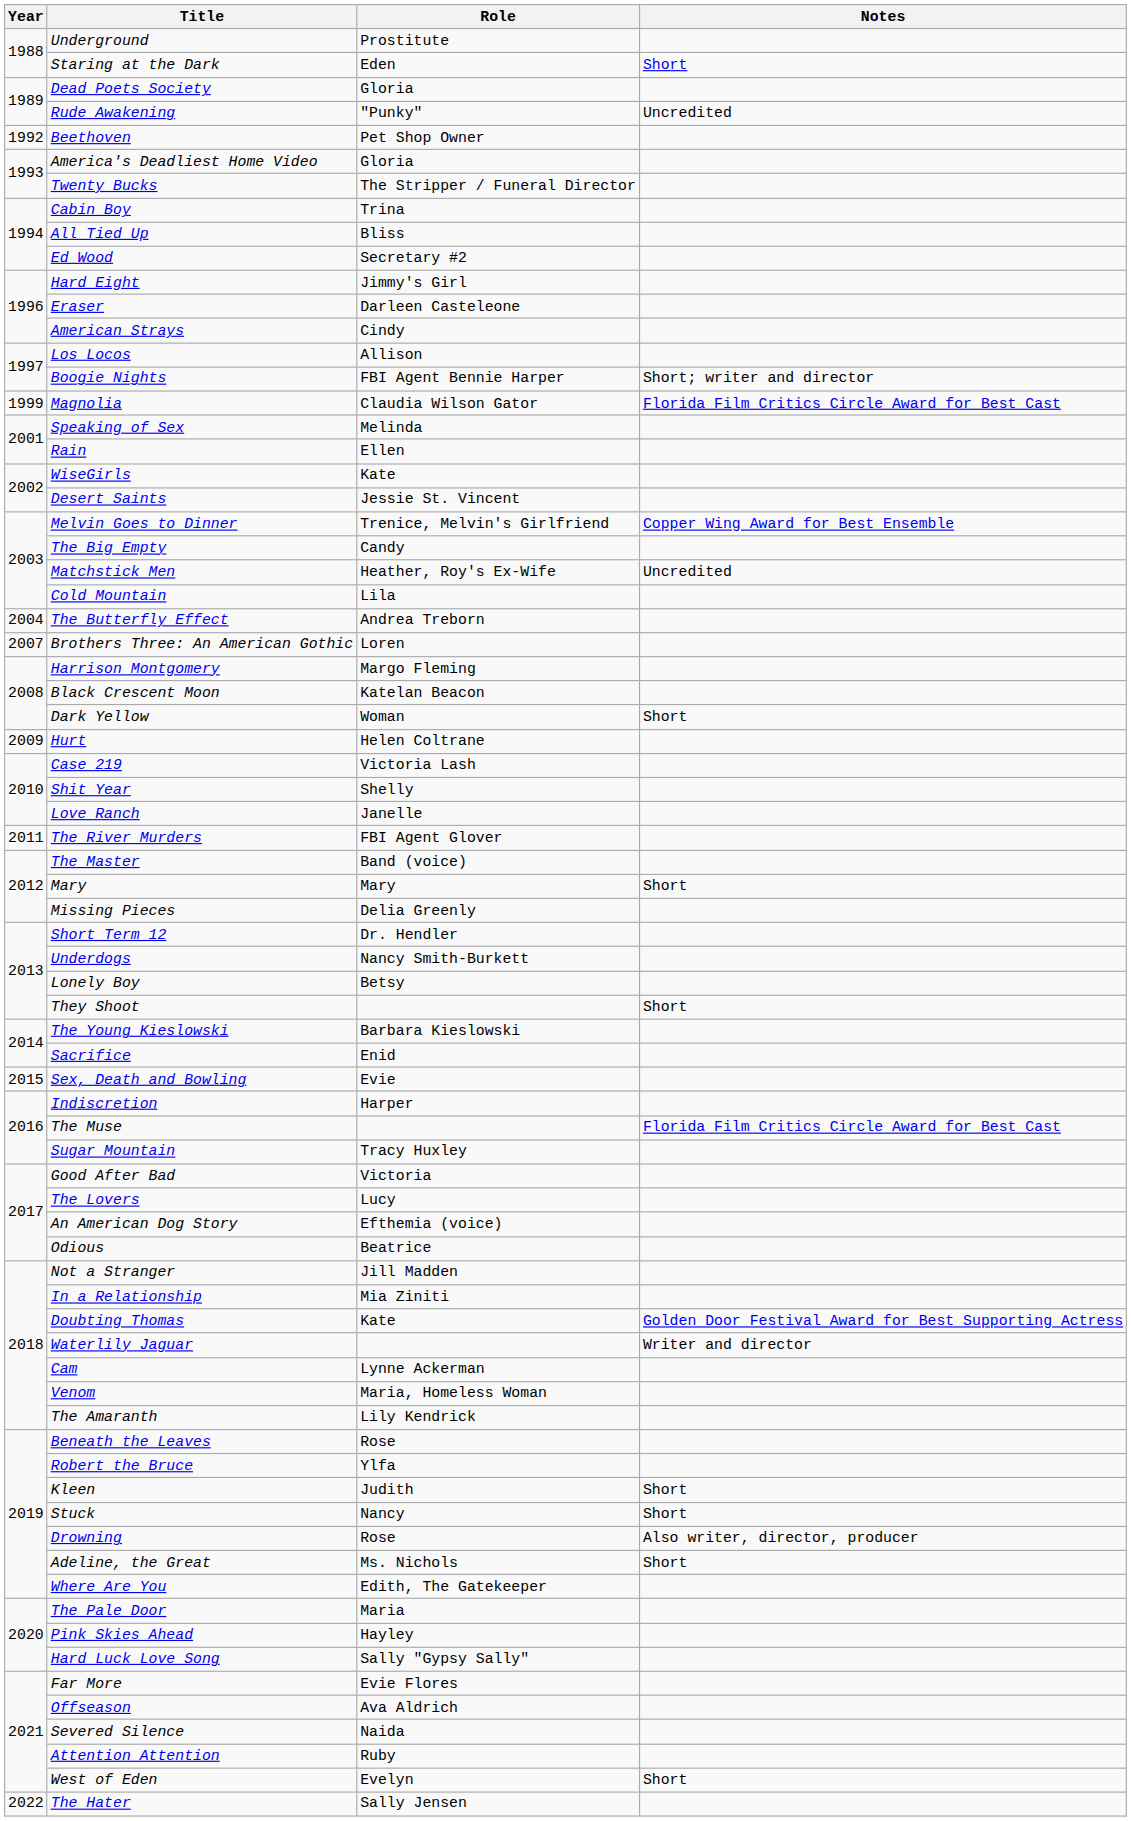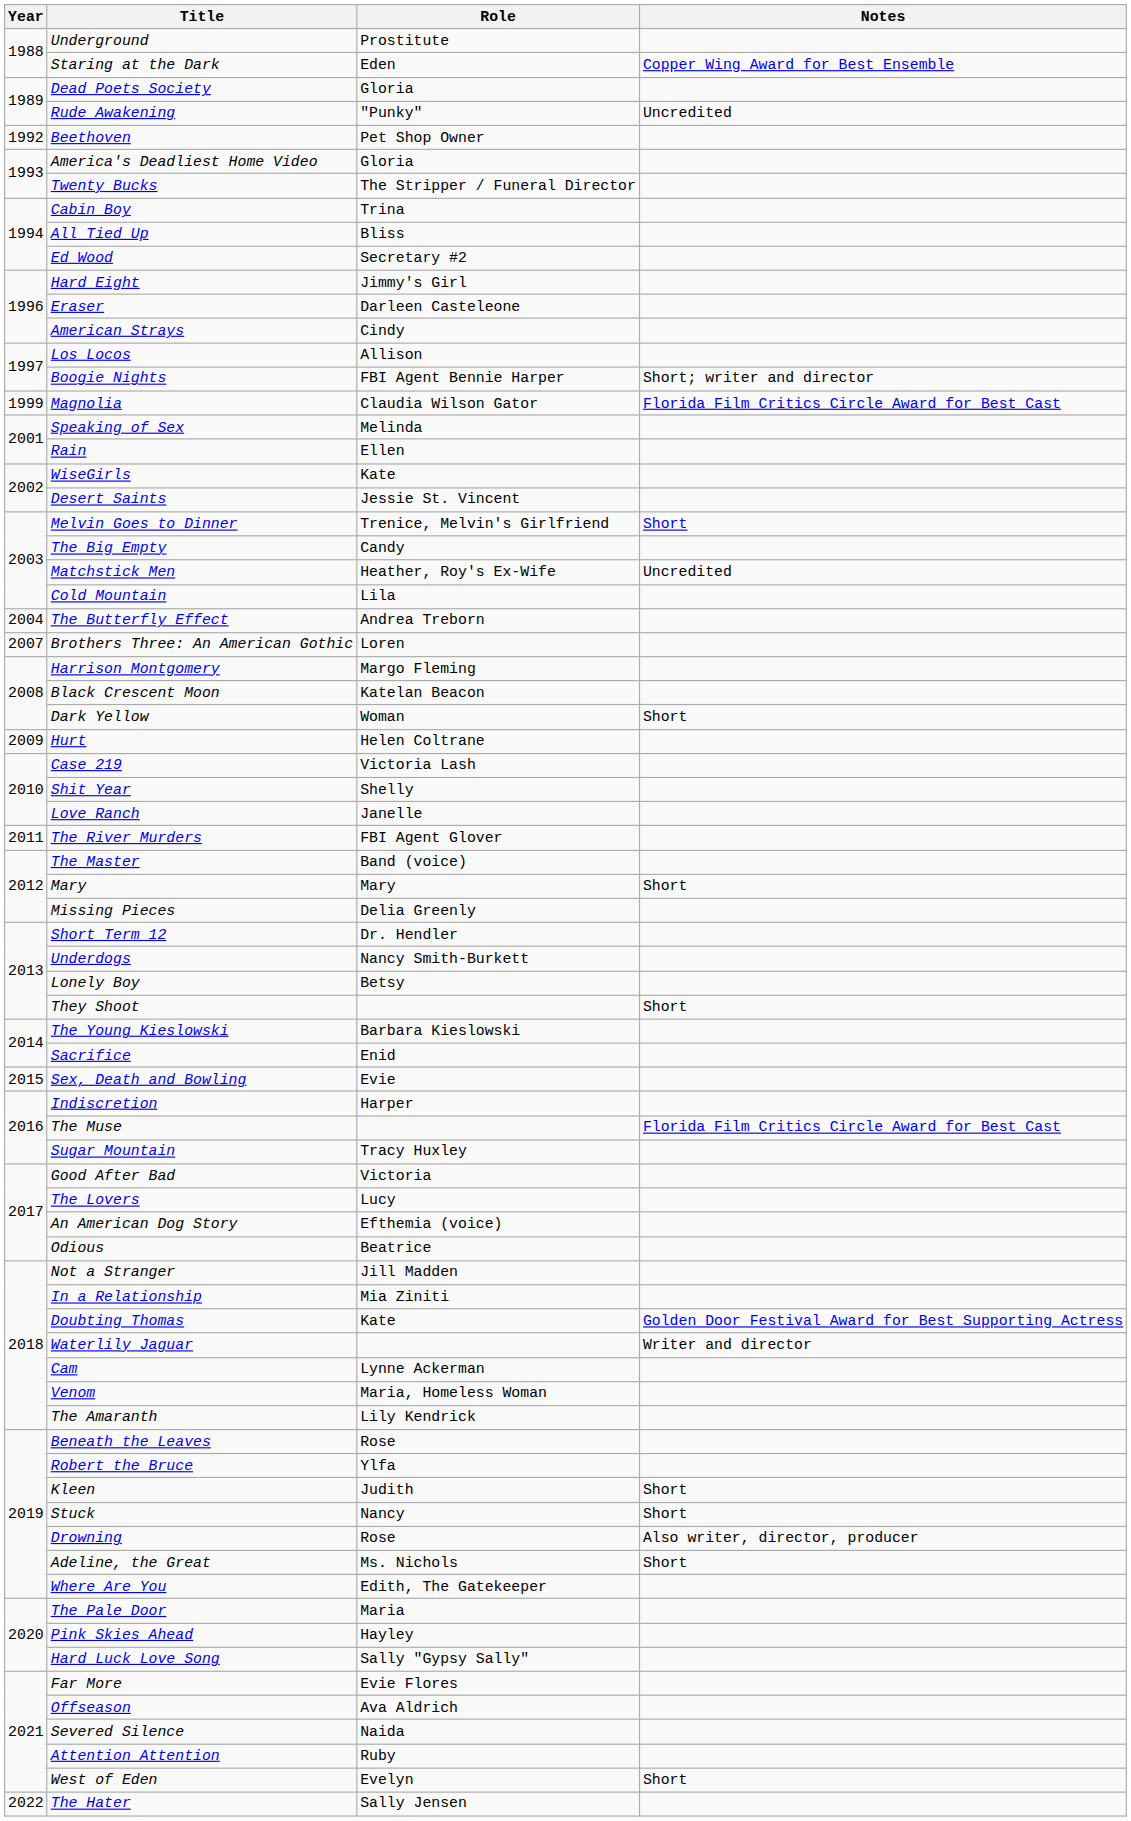(665, 65) Short -> (799, 65) Copper Wing Award for Best Ensemble
(799, 524) Copper Wing Award for Best Ensemble -> (665, 524) Short
